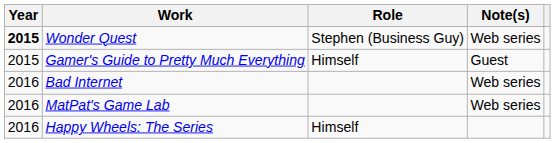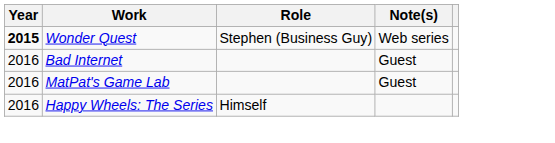- row: (175, 60)
(506, 82) Web series -> (397, 60) Guest
(506, 104) Web series -> (397, 82) Guest
